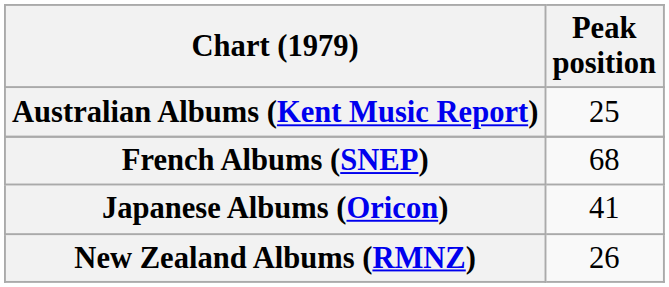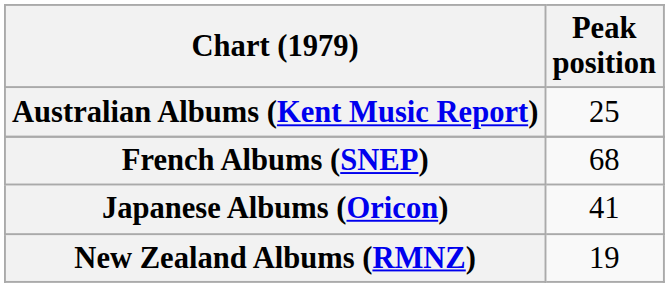(604, 256) 26 -> (604, 256) 19
